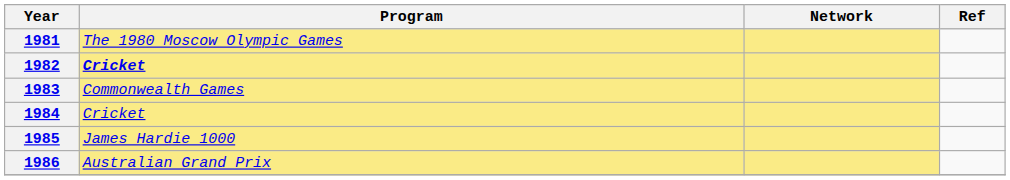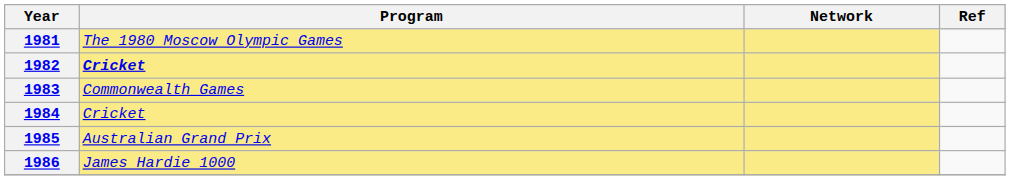(159, 139) James Hardie 1000 -> (177, 139) Australian Grand Prix
(177, 163) Australian Grand Prix -> (159, 163) James Hardie 1000
